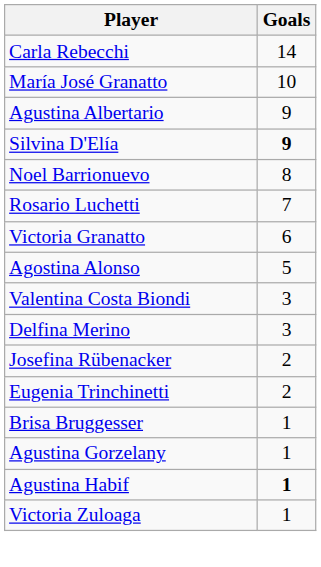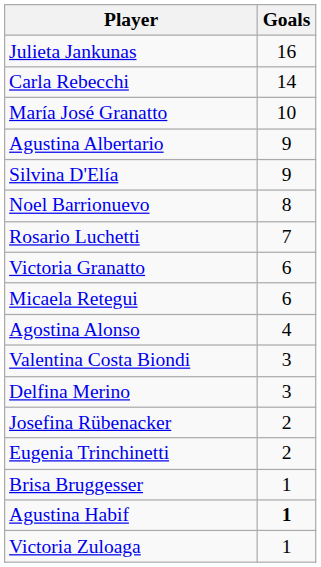+ row: (73, 50)
(287, 143) bold -> (287, 174) normal
+ row: (73, 298)
(287, 267) 5 -> (287, 329) 4
- row: (87, 453)
